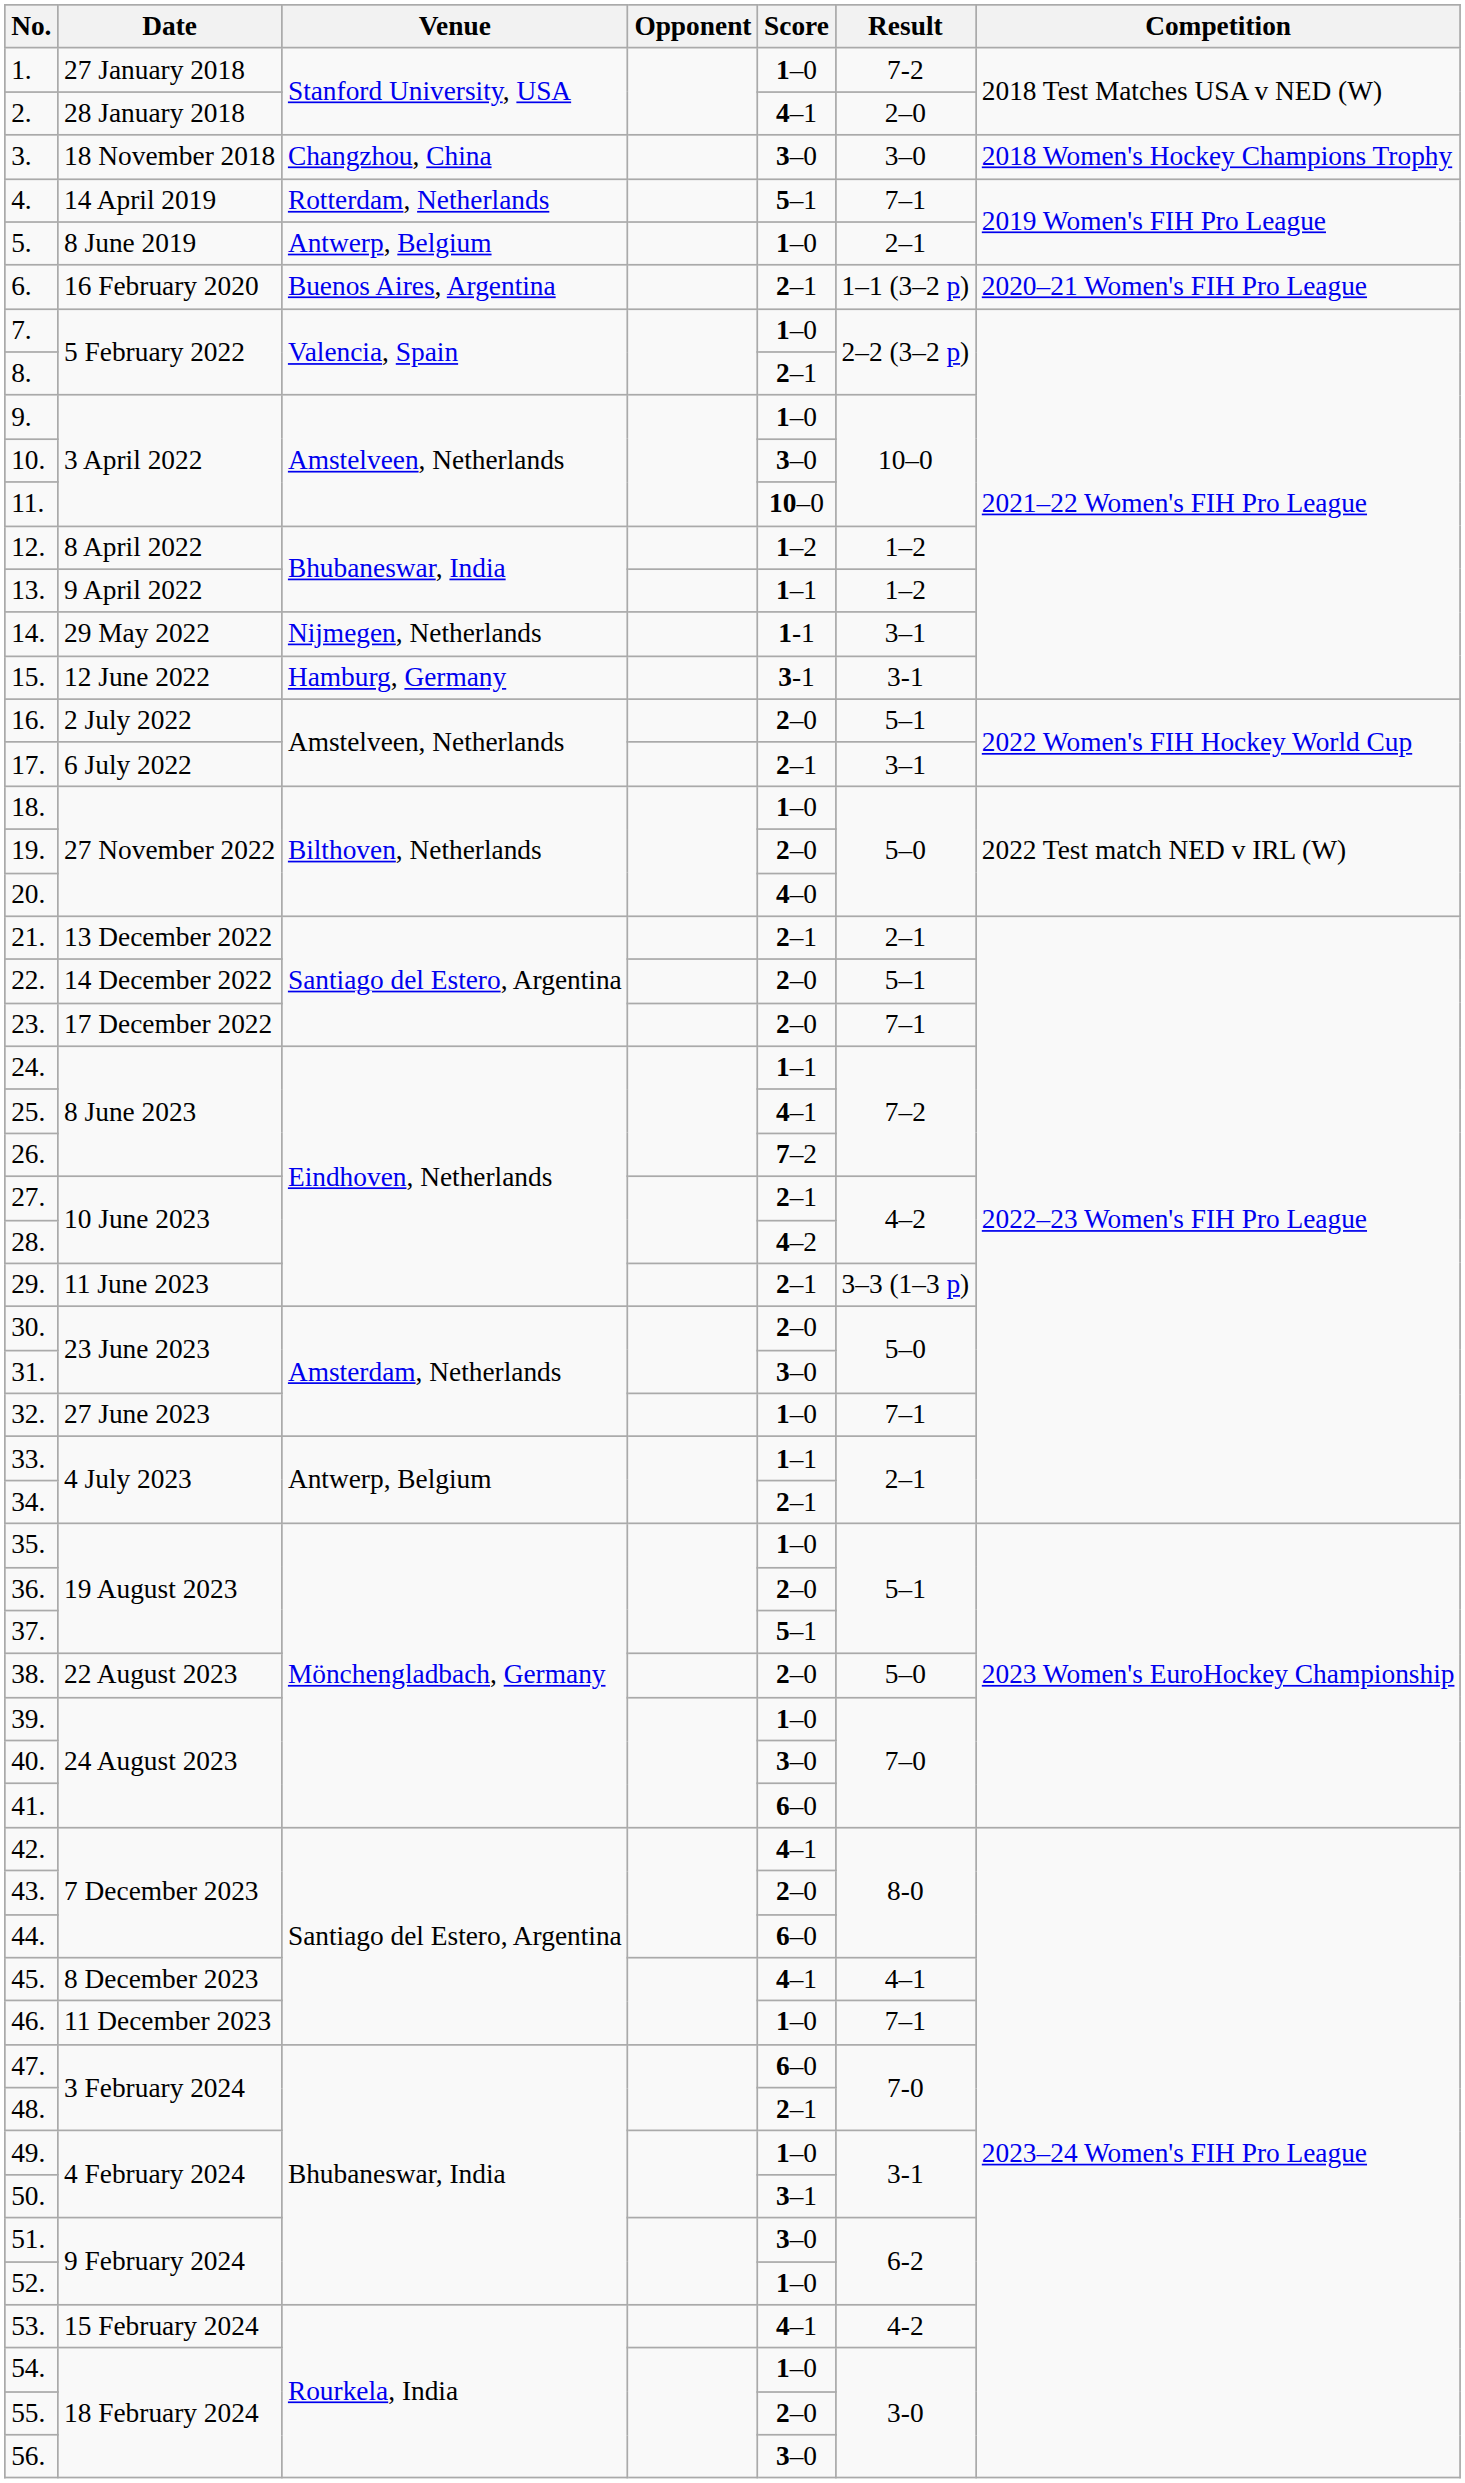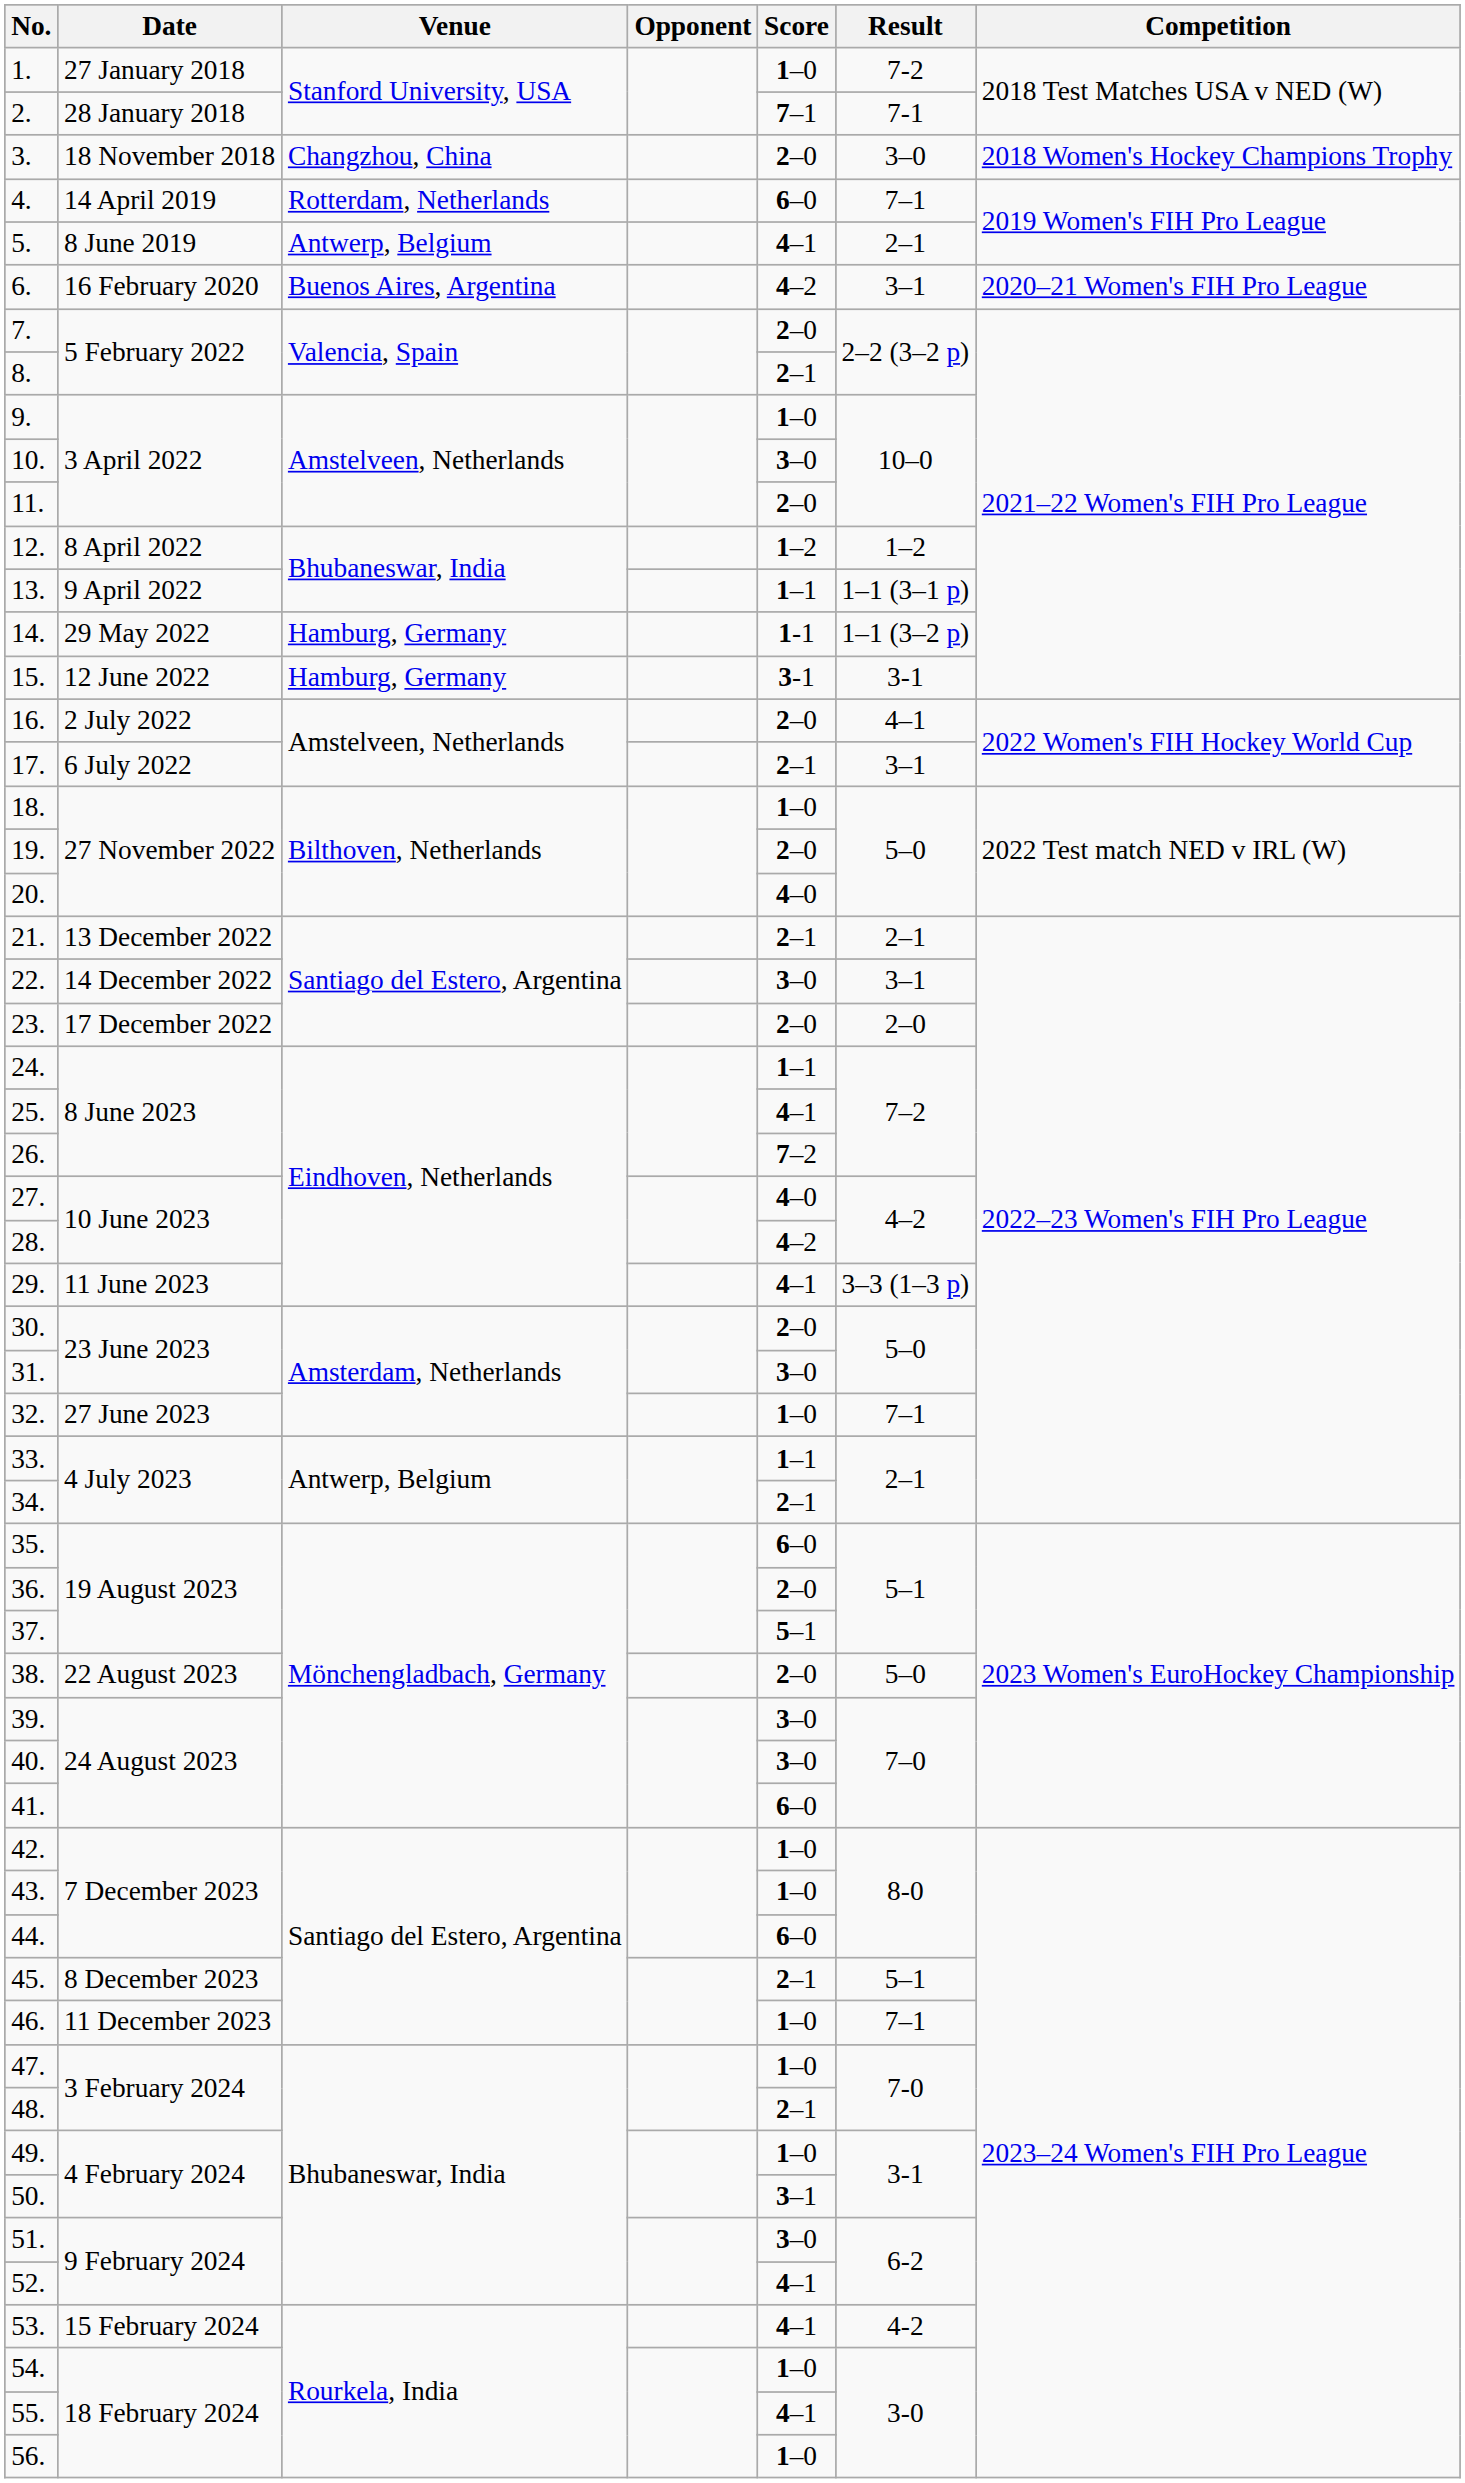(796, 112) 4–1 -> (796, 112) 7–1
(905, 112) 2–0 -> (905, 112) 7-1
(796, 156) 3–0 -> (796, 156) 2–0
(796, 199) 5–1 -> (796, 199) 6–0
(796, 243) 1–0 -> (796, 243) 4–1
(796, 286) 2–1 -> (796, 286) 4–2
(905, 286) 1–1 (3–2 p) -> (905, 286) 3–1
(796, 329) 1–0 -> (796, 329) 2–0
(796, 503) 10–0 -> (796, 503) 2–0
(905, 590) 1–2 -> (905, 590) 1–1 (3–1 p)
(415, 633) Nijmegen, Netherlands -> (397, 633) Hamburg, Germany
(905, 633) 3–1 -> (905, 633) 1–1 (3–2 p)
(905, 720) 5–1 -> (905, 720) 4–1
(796, 980) 2–0 -> (796, 980) 3–0
(905, 980) 5–1 -> (905, 980) 3–1
(905, 1024) 7–1 -> (905, 1024) 2–0
(796, 1197) 2–1 -> (796, 1197) 4–0
(796, 1284) 2–1 -> (796, 1284) 4–1
(796, 1544) 1–0 -> (796, 1544) 6–0
(796, 1718) 1–0 -> (796, 1718) 3–0
(796, 1848) 4–1 -> (796, 1848) 1–0
(796, 1892) 2–0 -> (796, 1892) 1–0
(796, 1978) 4–1 -> (796, 1978) 2–1
(905, 1978) 4–1 -> (905, 1978) 5–1
(796, 2065) 6–0 -> (796, 2065) 1–0
(796, 2282) 1–0 -> (796, 2282) 4–1
(796, 2412) 2–0 -> (796, 2412) 4–1
(796, 2456) 3–0 -> (796, 2456) 1–0
